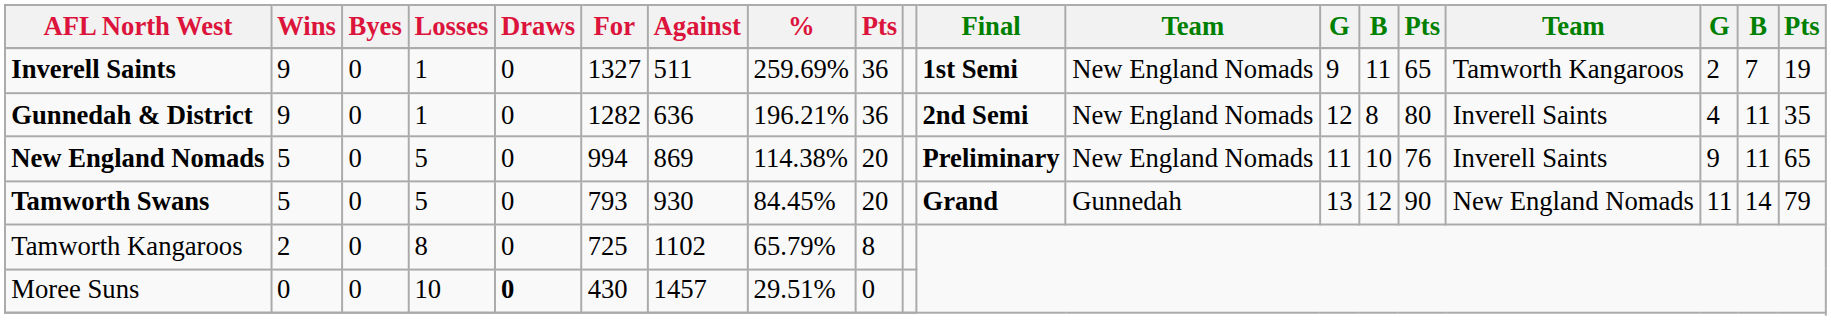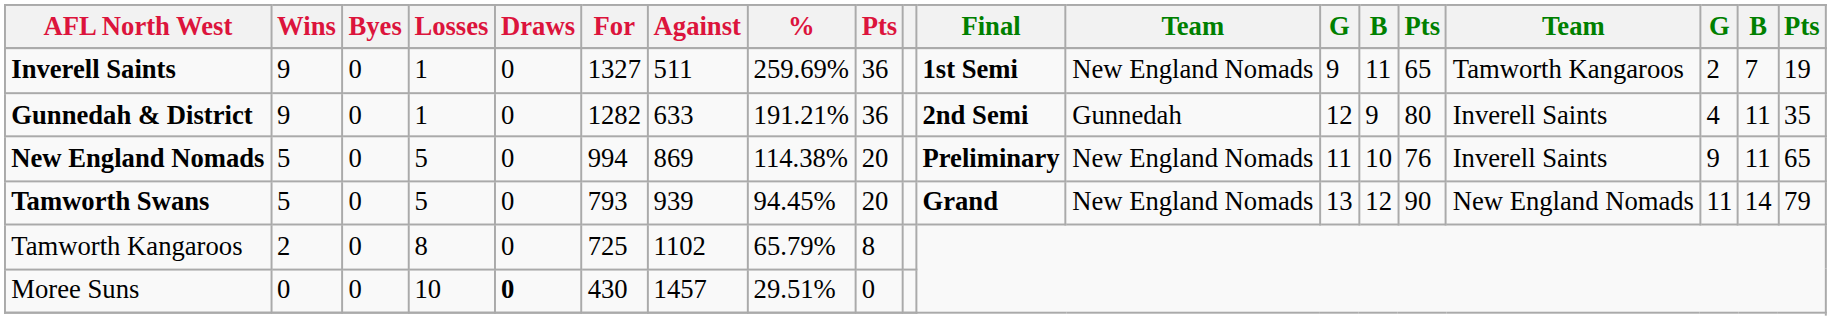(674, 114) 636 -> (674, 114) 633
(801, 114) 196.21% -> (801, 114) 191.21%
(1193, 114) New England Nomads -> (1127, 114) Gunnedah
(1372, 114) 8 -> (1372, 114) 9
(674, 201) 930 -> (674, 201) 939
(795, 201) 84.45% -> (795, 201) 94.45%
(1127, 201) Gunnedah -> (1193, 201) New England Nomads
